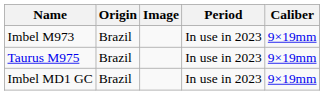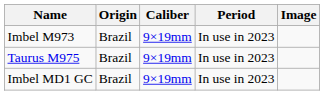columns swapped: (292, 15) <-> (161, 15)
